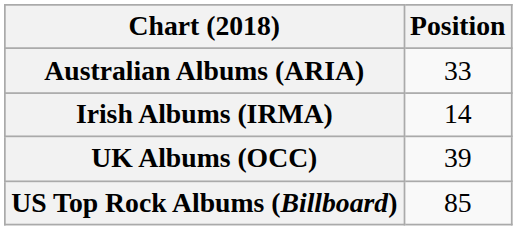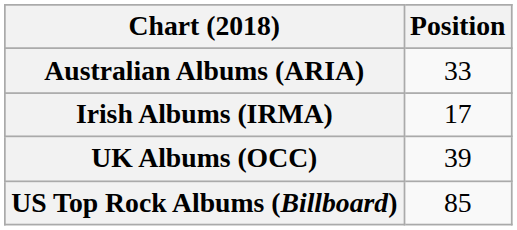(458, 114) 14 -> (458, 114) 17
